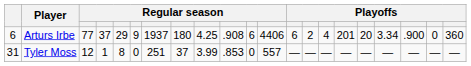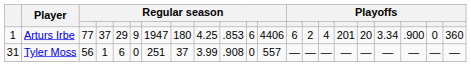(13, 35) 6 -> (13, 35) 1
(156, 35) 1937 -> (156, 35) 1947
(233, 35) .908 -> (233, 35) .853
(88, 52) 12 -> (88, 52) 56
(122, 52) 8 -> (122, 52) 6
(233, 52) .853 -> (233, 52) .908
